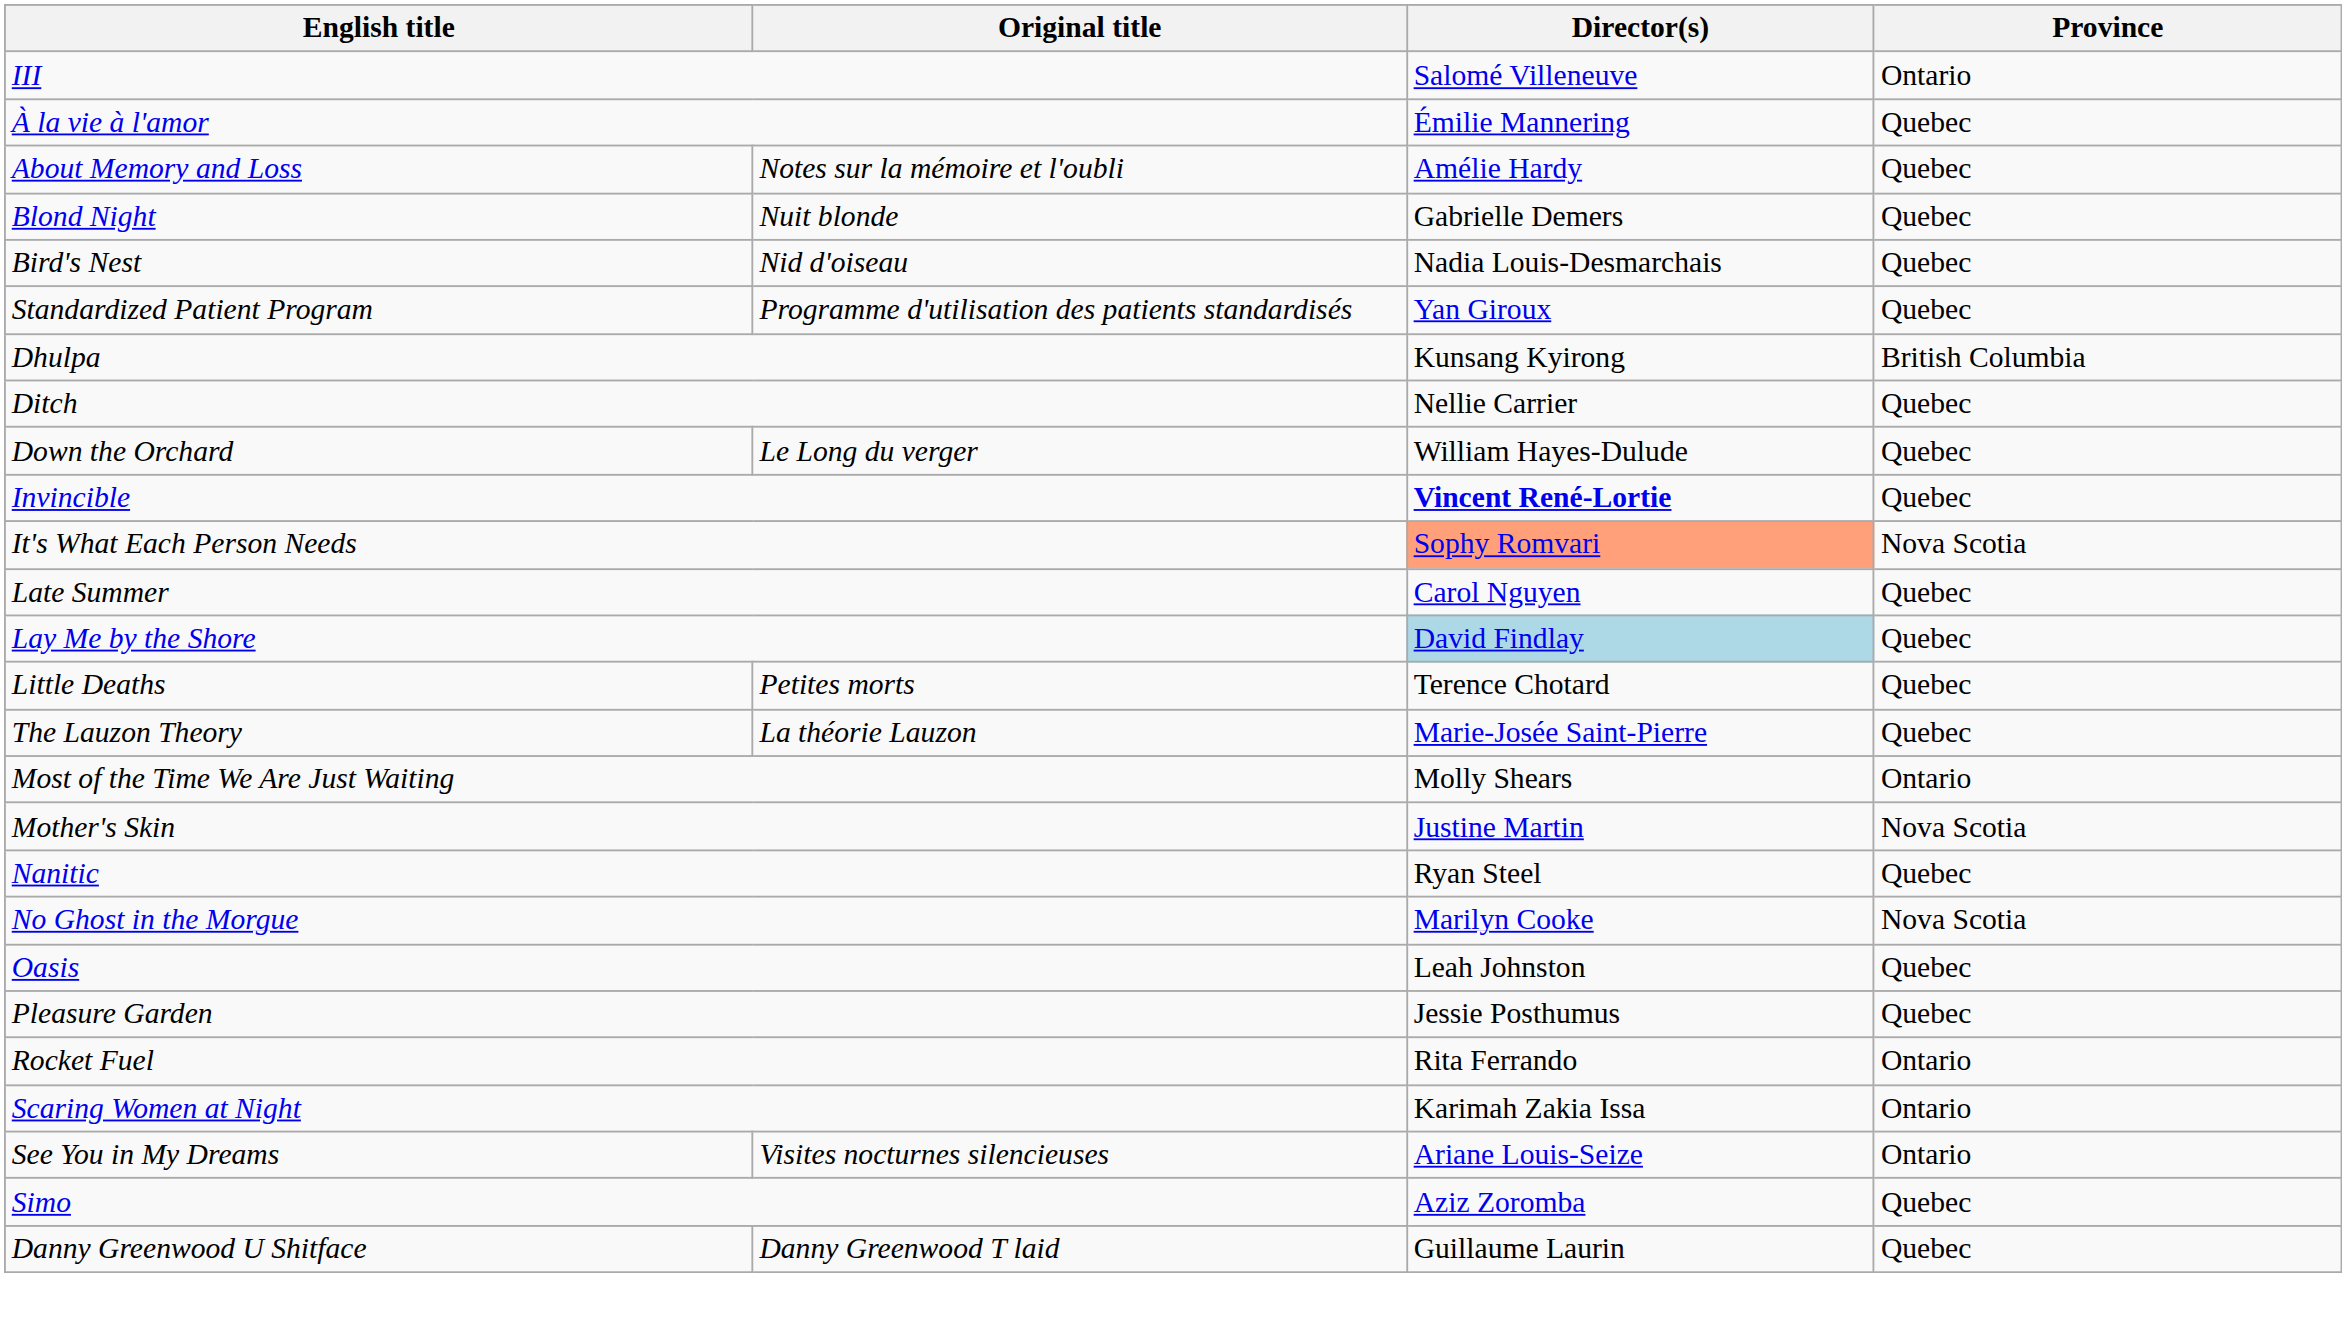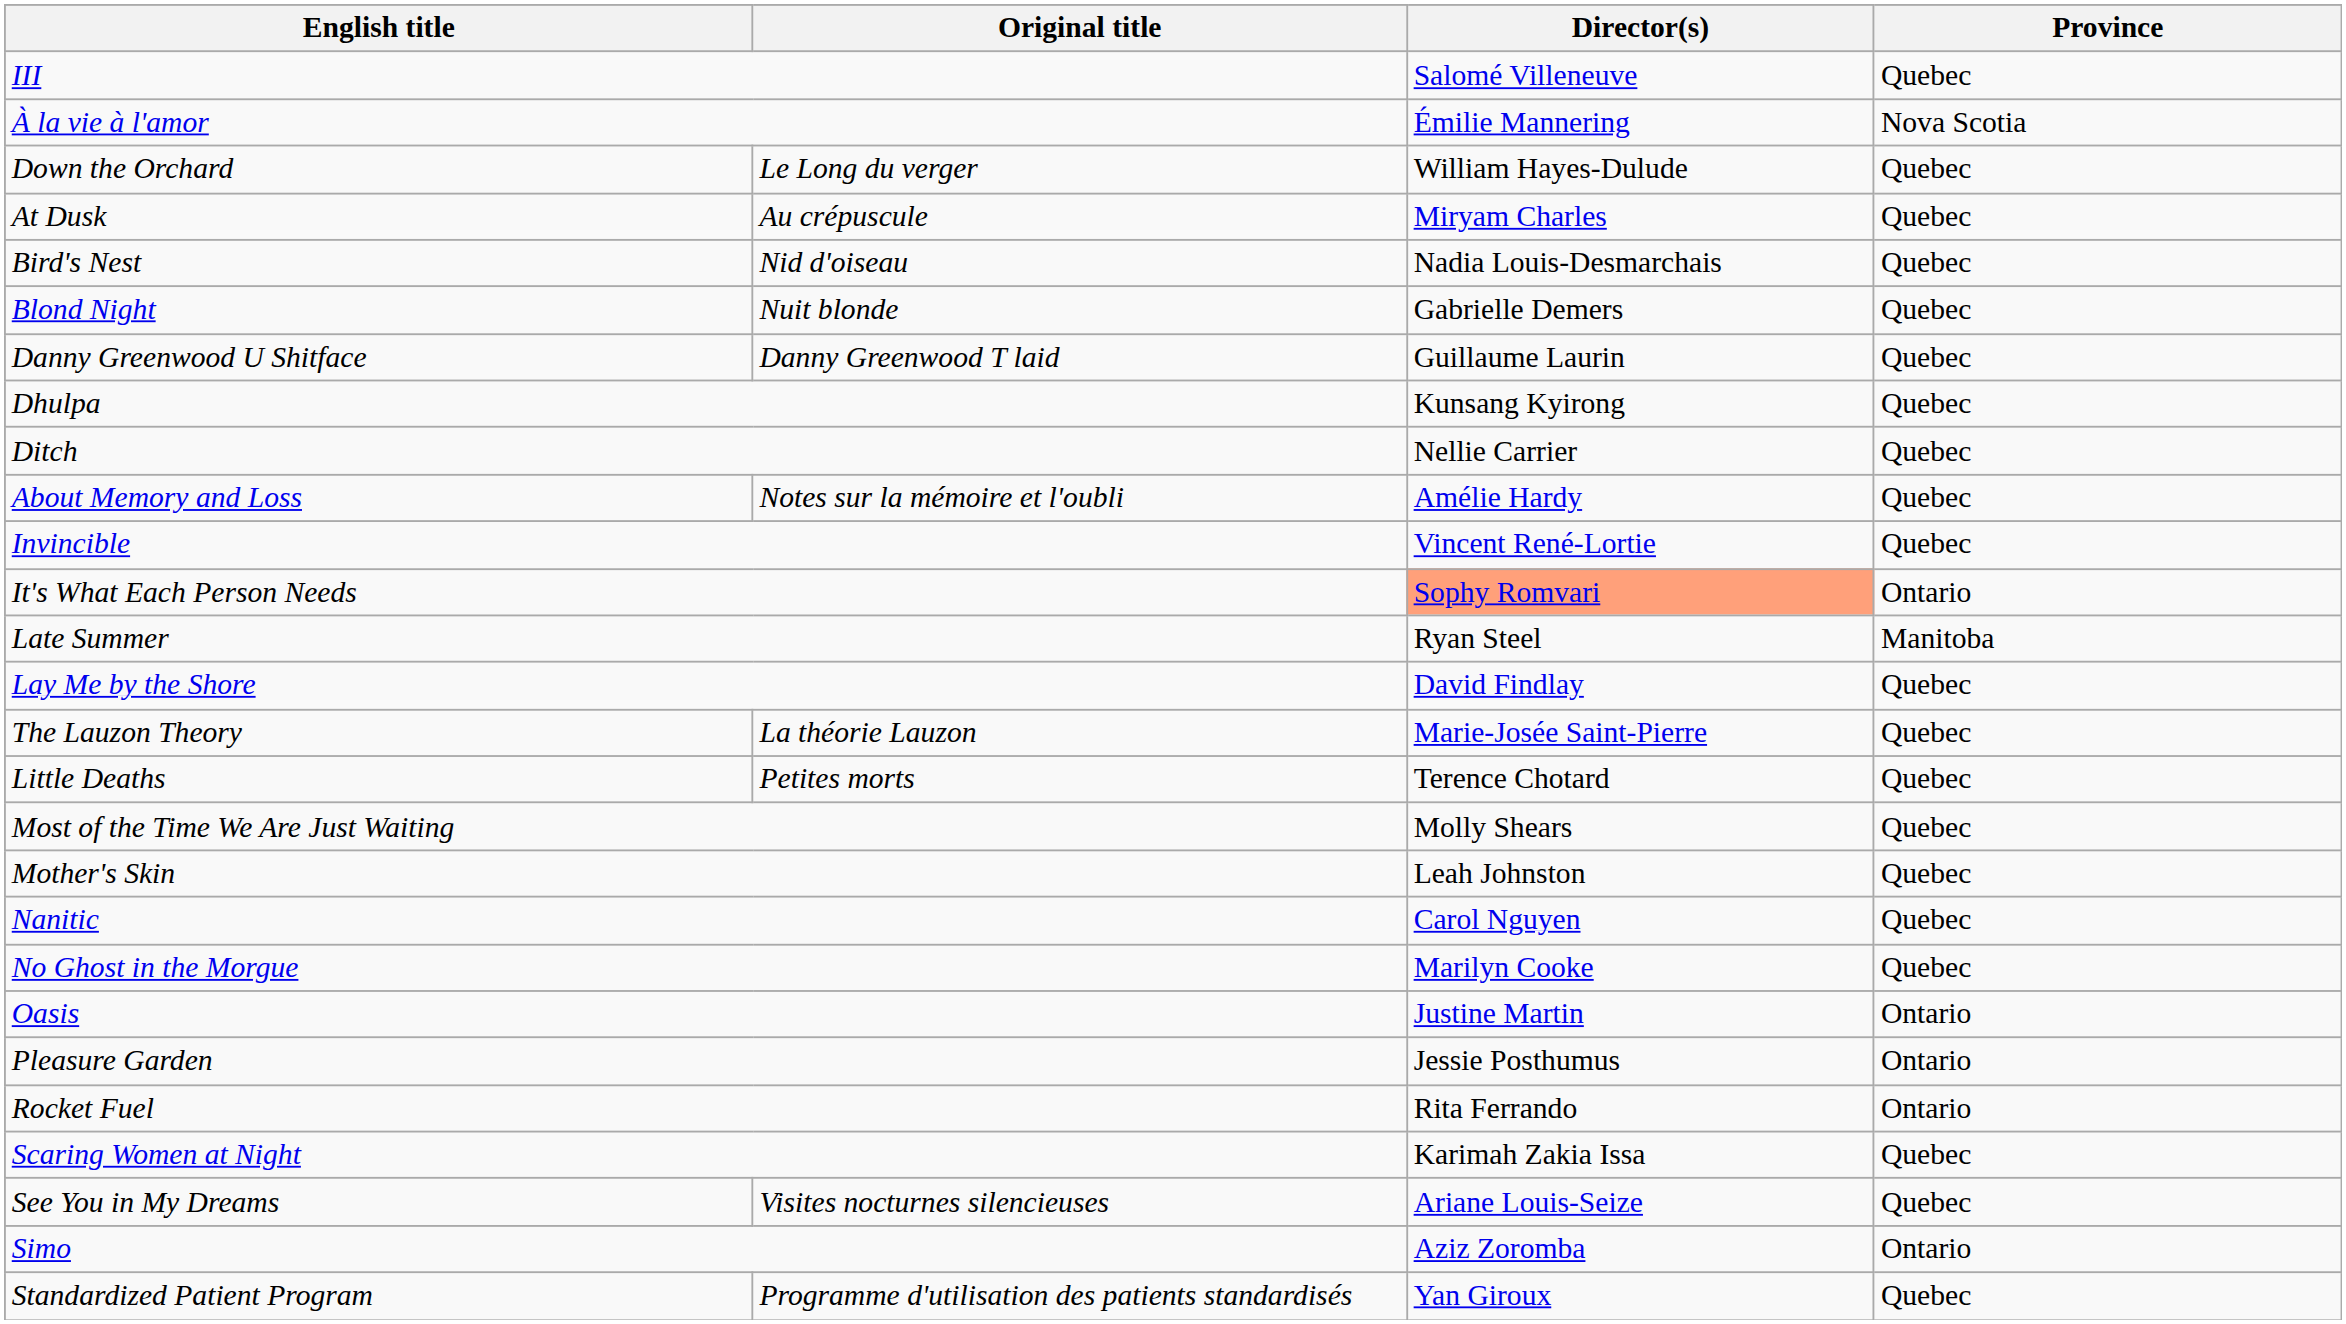(1926, 74) Ontario -> (1926, 74) Quebec
(1926, 121) Quebec -> (1954, 121) Nova Scotia
rows swapped: (157, 168) <-> (122, 450)
+ row: (59, 215)
rows swapped: (76, 262) <-> (84, 215)
rows swapped: (189, 1248) <-> (192, 309)
(1983, 356) British Columbia -> (1926, 403) Quebec
(1543, 497) bold -> (1535, 544) normal
(1954, 544) Nova Scotia -> (1926, 591) Ontario
(1497, 591) Carol Nguyen -> (1478, 638) Ryan Steel
(1926, 591) Quebec -> (1938, 638) Manitoba
(1499, 638) lightblue background -> (1499, 685) no background
rows swapped: (127, 732) <-> (89, 685)
(1926, 779) Ontario -> (1926, 826) Quebec
(1499, 826) Justine Martin -> (1500, 872) Leah Johnston
(1954, 826) Nova Scotia -> (1926, 872) Quebec
(1478, 872) Ryan Steel -> (1497, 919) Carol Nguyen
(1954, 919) Nova Scotia -> (1926, 966) Quebec
(1500, 966) Leah Johnston -> (1499, 1013) Justine Martin
(1926, 966) Quebec -> (1926, 1013) Ontario
(1926, 1013) Quebec -> (1926, 1060) Ontario
(1926, 1107) Ontario -> (1926, 1154) Quebec
(1926, 1154) Ontario -> (1926, 1201) Quebec
(1926, 1201) Quebec -> (1926, 1248) Ontario
